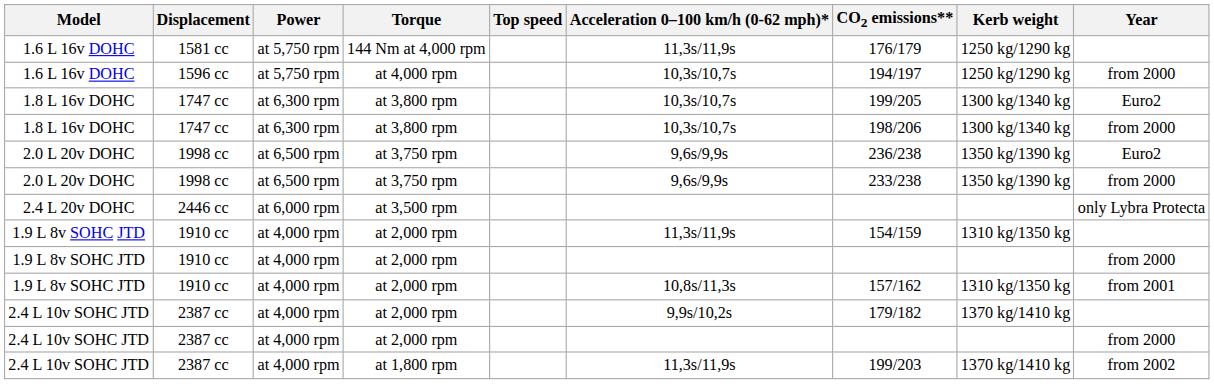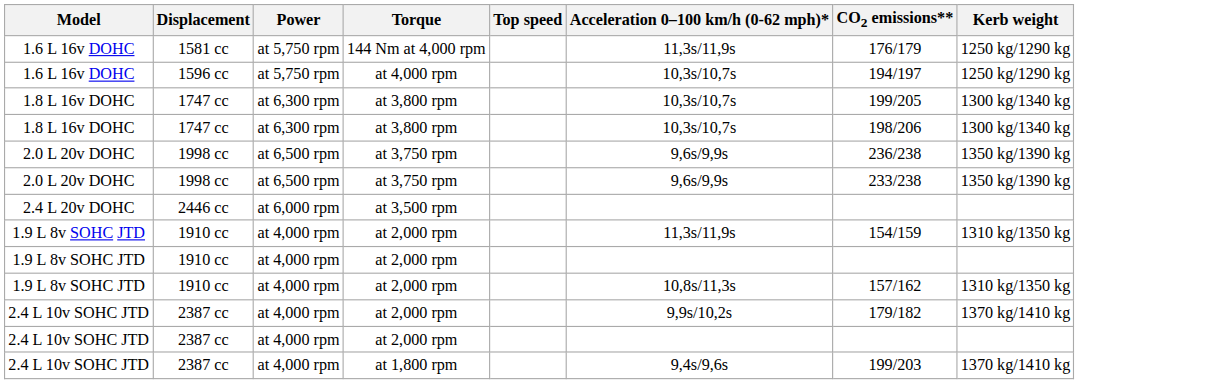- column: (1141, 19)
(699, 365) 11,3s/11,9s -> (699, 365) 9,4s/9,6s
